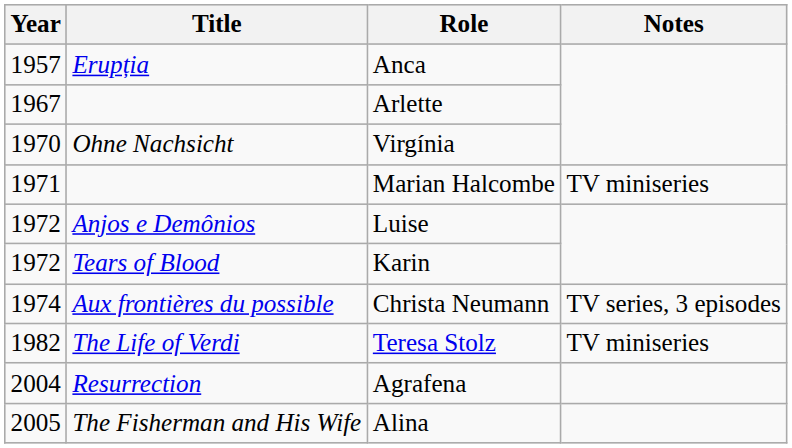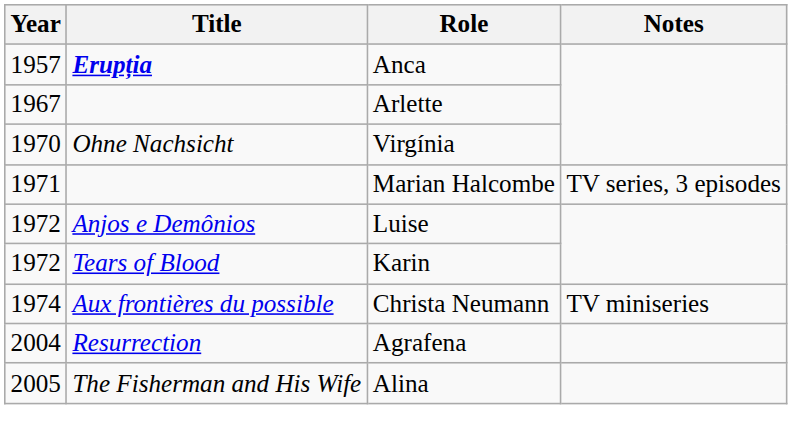(111, 64) normal -> (112, 64) bold
(638, 183) TV miniseries -> (674, 183) TV series, 3 episodes
(674, 303) TV series, 3 episodes -> (638, 303) TV miniseries
- row: (434, 343)
